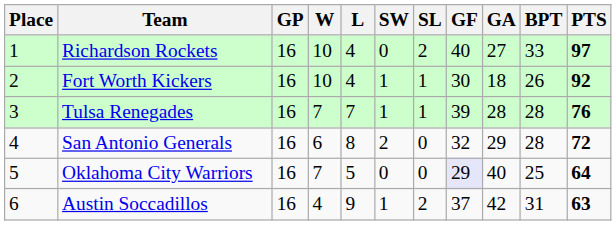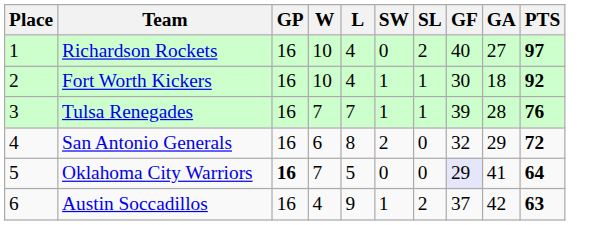- column: (544, 19)
(286, 173) normal -> (286, 173) bold
(496, 173) 40 -> (496, 173) 41
